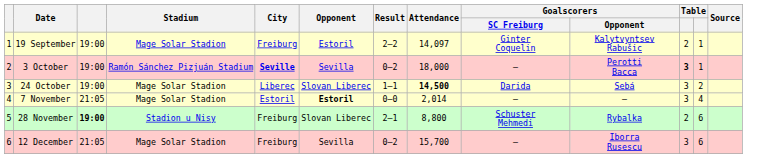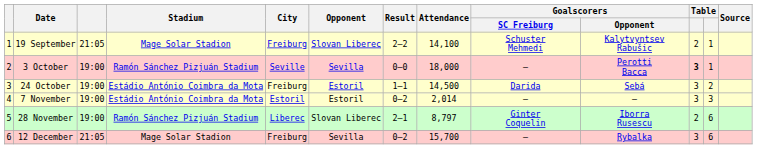(92, 44) 19:00 -> (92, 44) 21:05
(336, 44) Estoril -> (346, 44) Slovan Liberec
(434, 44) 14,097 -> (444, 44) 14,100
(516, 44) Ginter Coquelin -> (525, 44) Schuster Mehmedi
(277, 67) bold -> (287, 67) normal
(390, 67) 0–2 -> (400, 67) 0–0
(181, 86) Mage Solar Stadion -> (186, 86) Estádio António Coimbra da Mota
(277, 86) Liberec -> (287, 86) Freiburg
(336, 86) Slovan Liberec -> (346, 86) Estoril
(434, 86) bold -> (444, 86) normal
(92, 100) 21:05 -> (92, 100) 19:00
(181, 100) Mage Solar Stadion -> (186, 100) Estádio António Coimbra da Mota
(336, 100) bold -> (346, 100) normal
(390, 100) 0–0 -> (400, 100) 0–2
(701, 100) 4 -> (711, 100) 3
(92, 119) bold -> (92, 119) normal
(181, 119) Stadion u Nisy -> (186, 119) Ramón Sánchez Pizjuán Stadium
(277, 119) Freiburg -> (287, 119) Liberec
(434, 119) 8,800 -> (444, 119) 8,797
(516, 119) Schuster Mehmedi -> (525, 119) Ginter Coquelin
(625, 119) Rybalka -> (635, 119) Iborra Rusescu
(625, 142) Iborra Rusescu -> (635, 137) Rybalka
